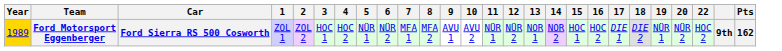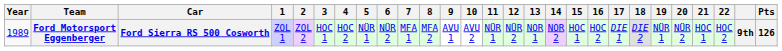+ column: (703, 12)
(18, 33) gold background -> (18, 33) no background
(745, 33) 162 -> (766, 33) 126
